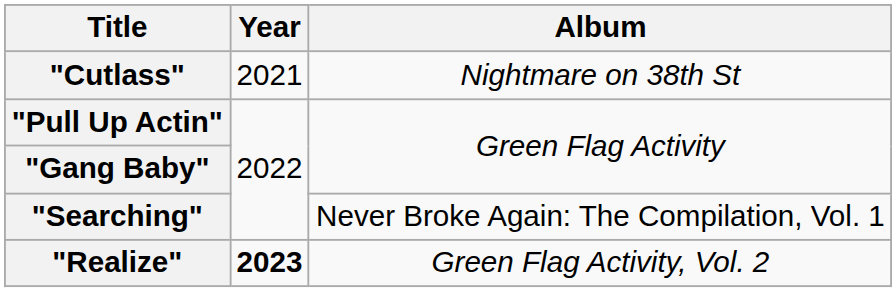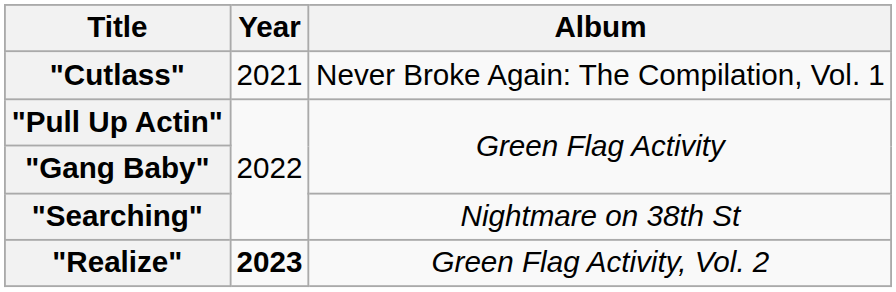(600, 74) Nightmare on 38th St -> (600, 74) Never Broke Again: The Compilation, Vol. 1
(600, 215) Never Broke Again: The Compilation, Vol. 1 -> (600, 215) Nightmare on 38th St
